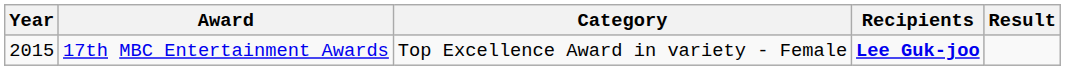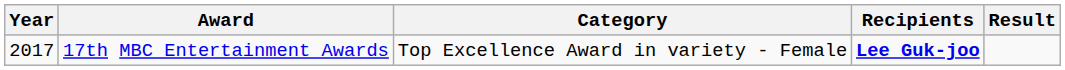(32, 50) 2015 -> (32, 50) 2017
